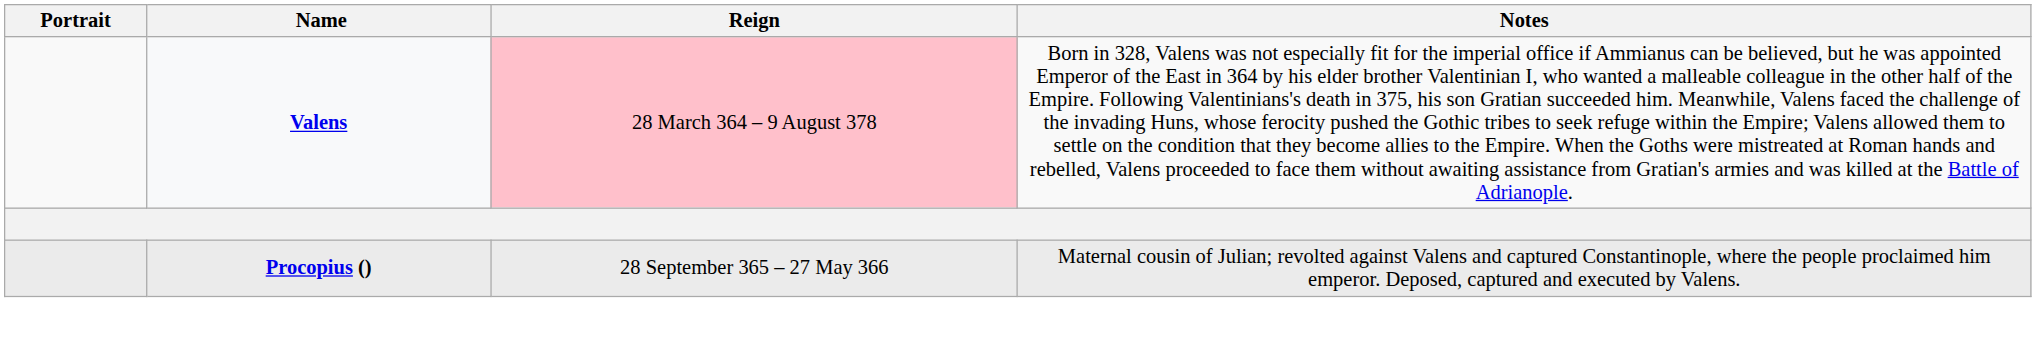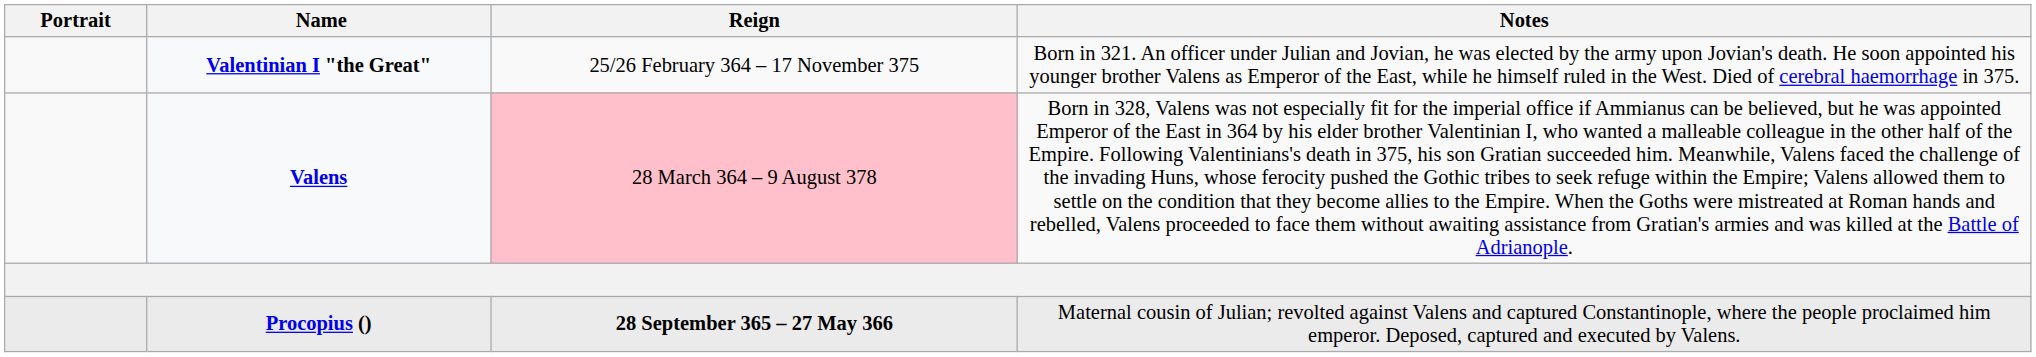+ row: (319, 64)
(754, 267) normal -> (754, 323) bold
